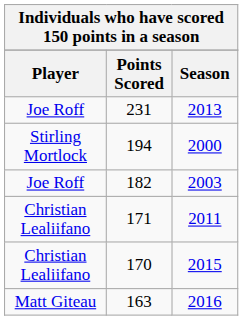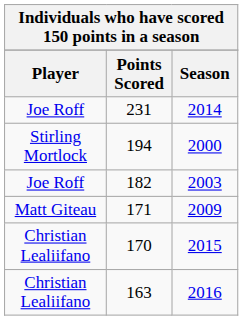(205, 109) 2013 -> (205, 109) 2014
(55, 219) Christian Lealiifano -> (55, 209) Matt Giteau
(205, 219) 2011 -> (205, 209) 2009
(55, 301) Matt Giteau -> (55, 292) Christian Lealiifano
